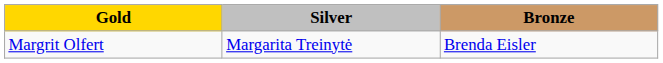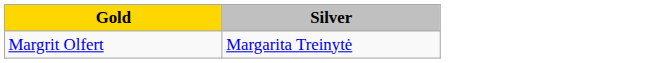- column: (549, 17)
